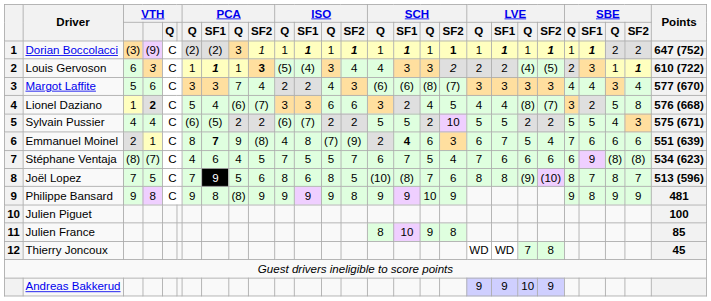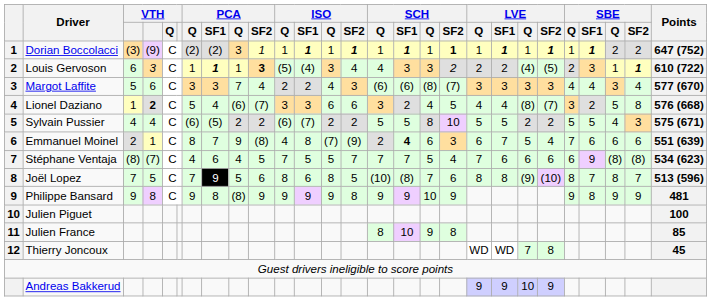(430, 122) 2 -> (430, 122) 8
(215, 141) bold -> (215, 141) normal
(381, 159) 6 -> (381, 159) 7
